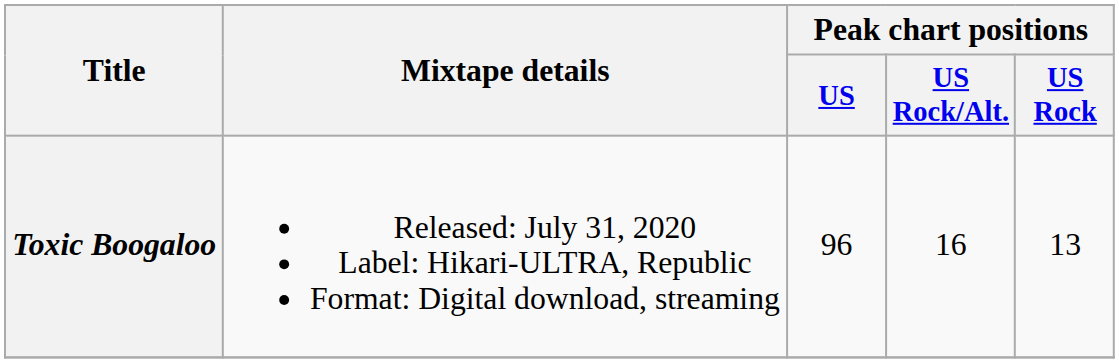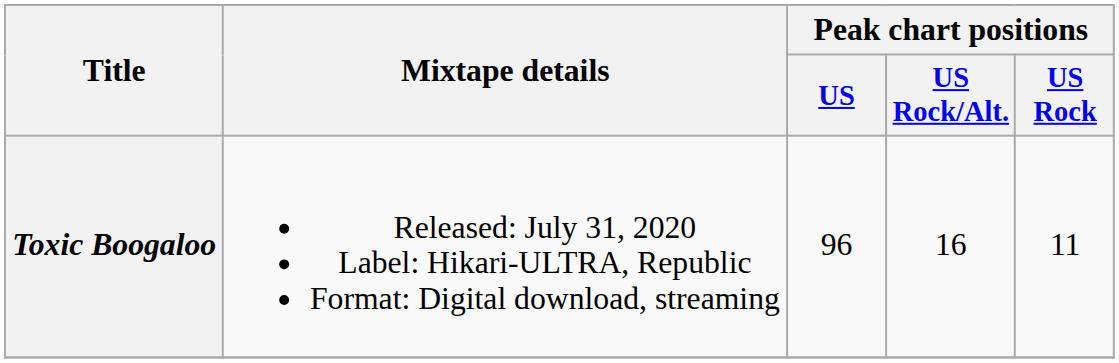(1065, 245) 13 -> (1065, 245) 11
